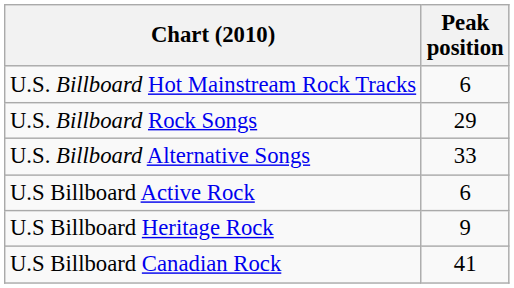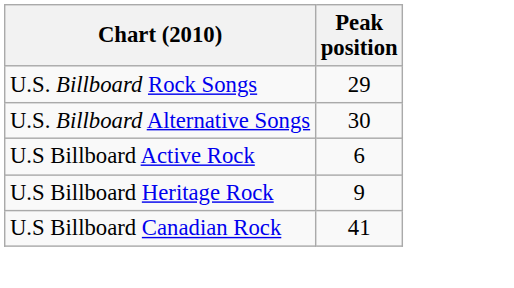- row: (213, 84)
(465, 156) 33 -> (359, 120) 30
